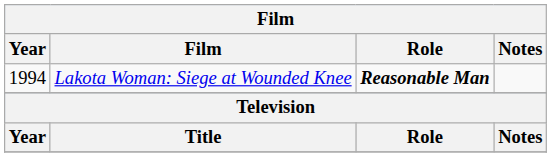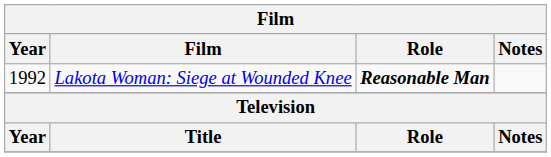(27, 78) 1994 -> (27, 78) 1992
